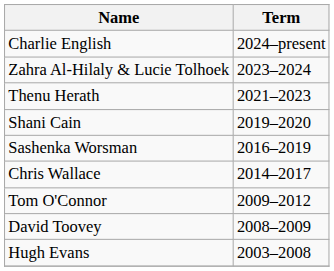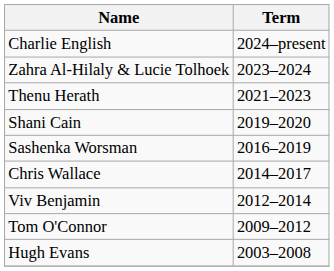+ row: (54, 200)
- row: (55, 226)
